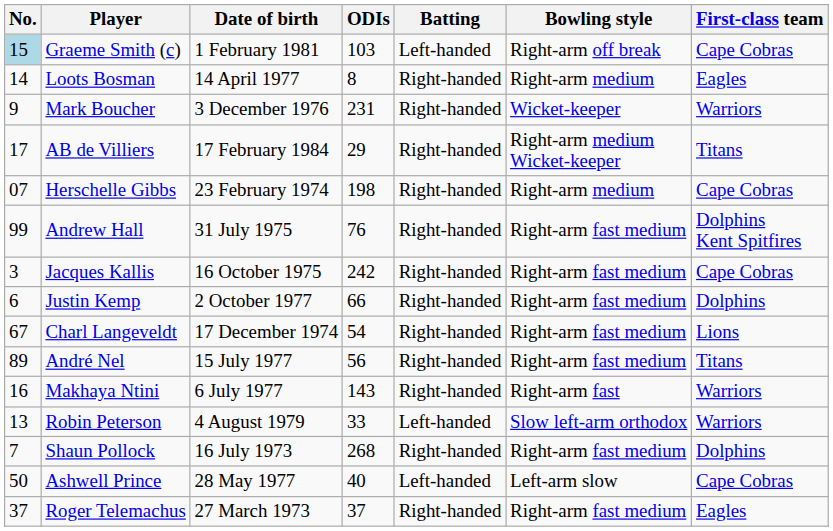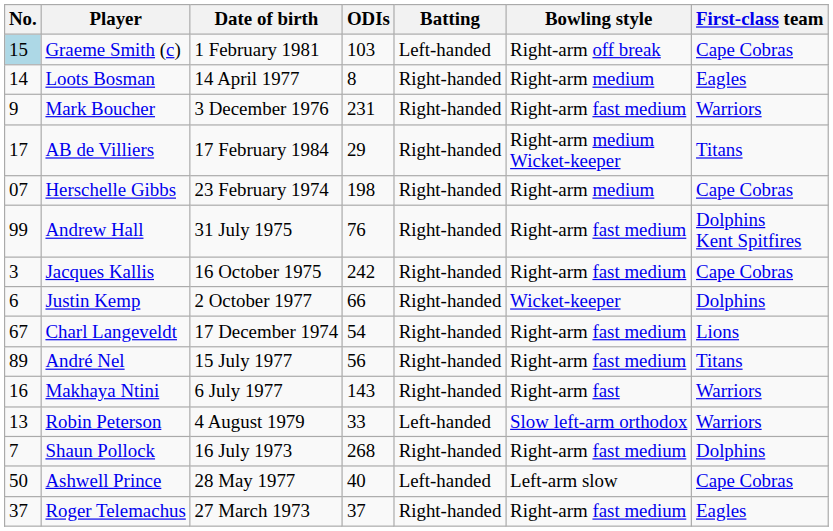(565, 109) Wicket-keeper -> (598, 109) Right-arm fast medium
(598, 301) Right-arm fast medium -> (565, 301) Wicket-keeper
